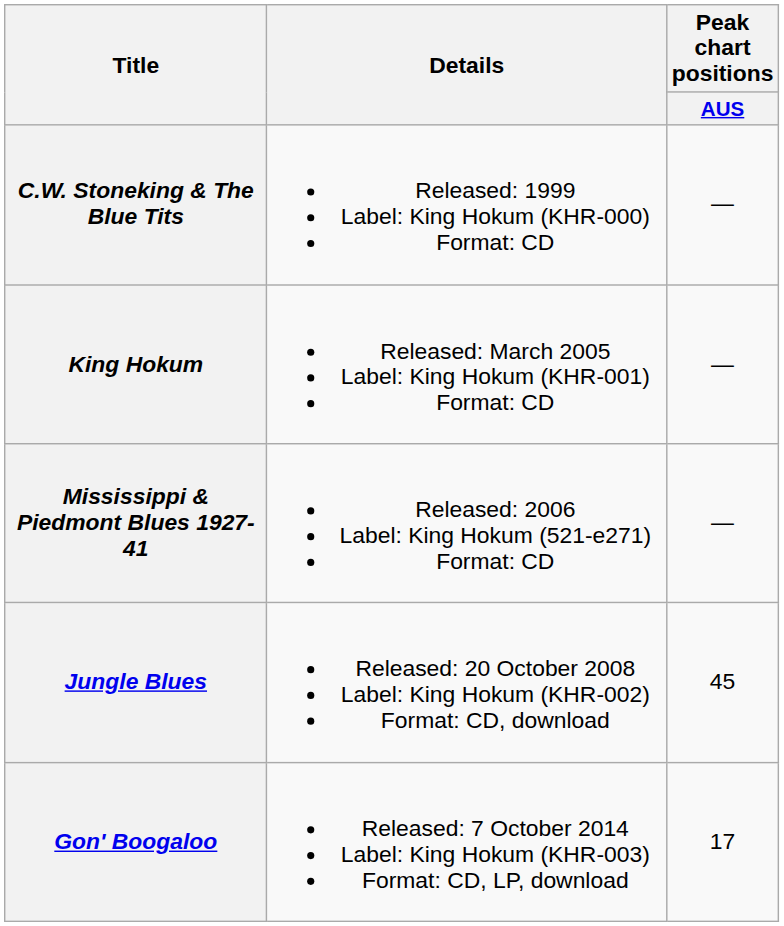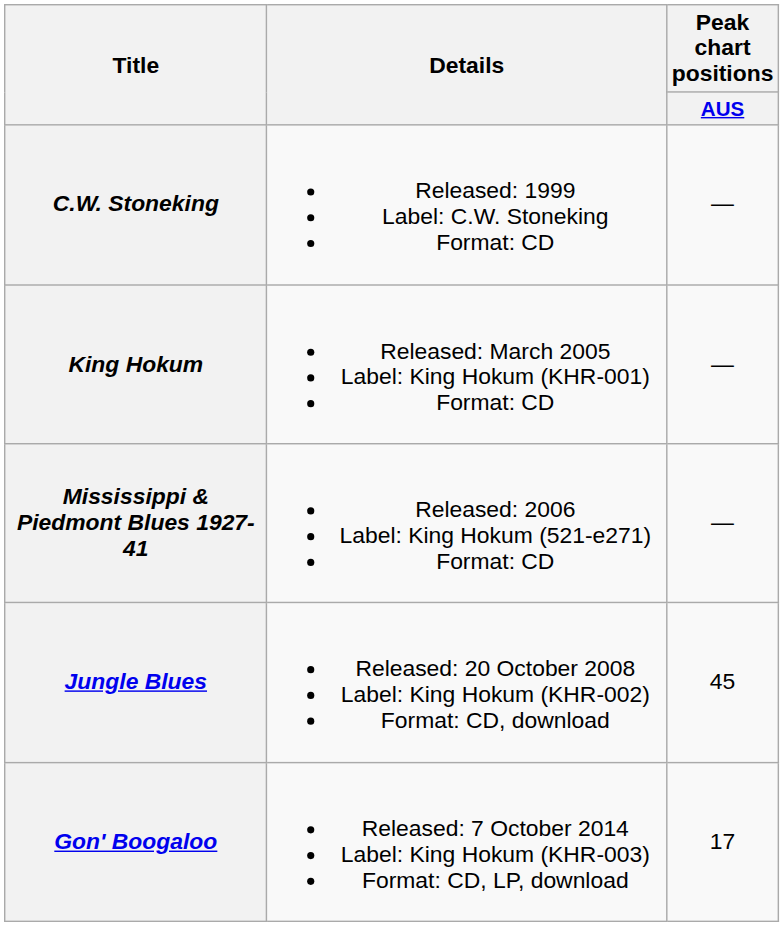+ row: (136, 204)
- row: (136, 204)
